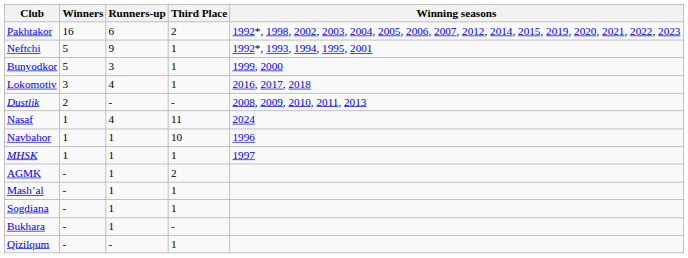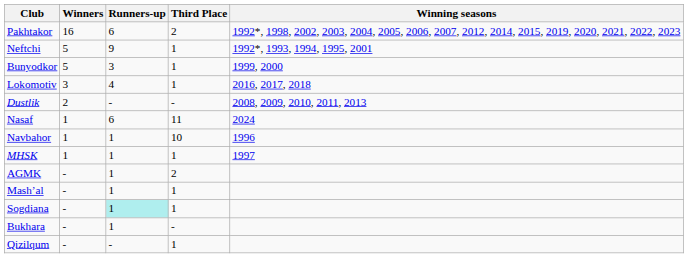(111, 119) 4 -> (111, 119) 6
(111, 208) no background -> (111, 208) paleturquoise background
